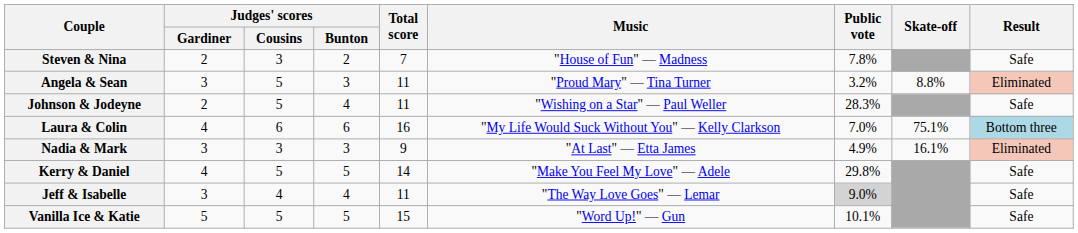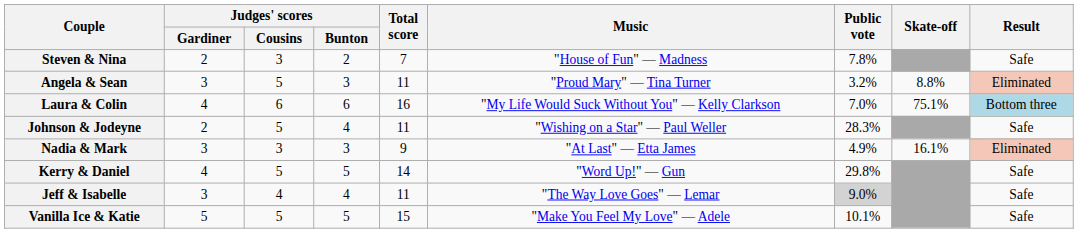rows swapped: (84, 127) <-> (84, 105)
(631, 172) "Make You Feel My Love" — Adele -> (631, 172) "Word Up!" — Gun
(631, 216) "Word Up!" — Gun -> (631, 216) "Make You Feel My Love" — Adele
